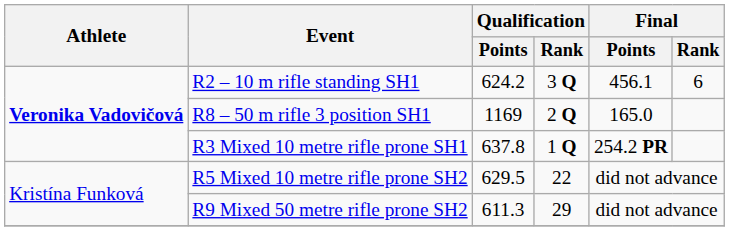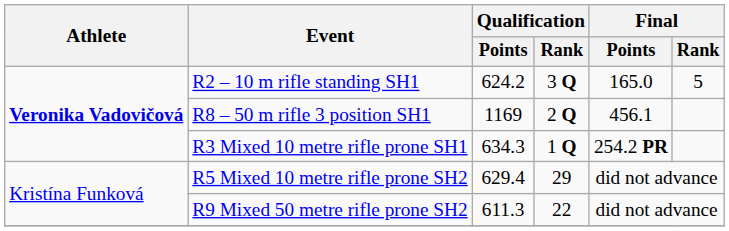(631, 82) 456.1 -> (631, 82) 165.0
(698, 82) 6 -> (698, 82) 5
(631, 114) 165.0 -> (631, 114) 456.1
(503, 146) 637.8 -> (503, 146) 634.3
(503, 178) 629.5 -> (503, 178) 629.4
(562, 178) 22 -> (562, 178) 29
(562, 210) 29 -> (562, 210) 22
